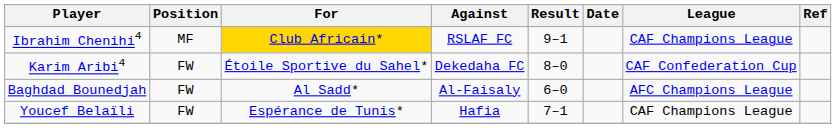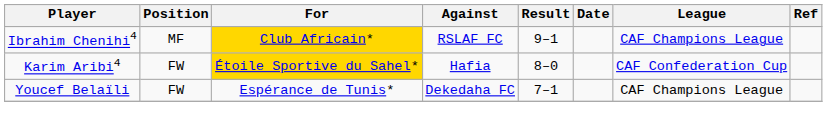(326, 66) no background -> (317, 66) gold background
(480, 66) Dekedaha FC -> (470, 66) Hafia
- row: (77, 91)
(480, 113) Hafia -> (470, 91) Dekedaha FC
